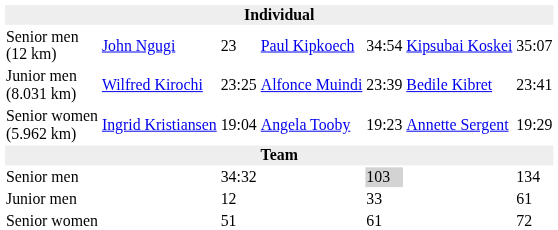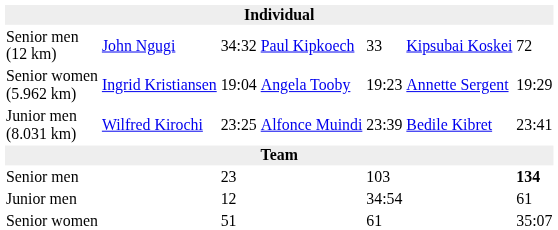(229, 45) 23 -> (239, 45) 34:32
(384, 45) 34:54 -> (374, 45) 33
(534, 45) 35:07 -> (524, 45) 72
rows swapped: (41, 85) <-> (52, 124)
(239, 177) 34:32 -> (229, 177) 23
(378, 177) lightgrey background -> (378, 177) no background
(528, 177) normal -> (528, 177) bold
(374, 199) 33 -> (384, 199) 34:54
(524, 220) 72 -> (534, 220) 35:07
